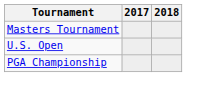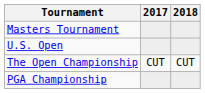+ row: (72, 63)
